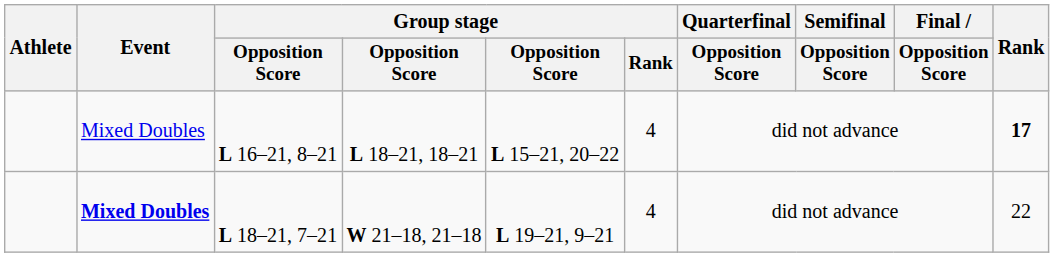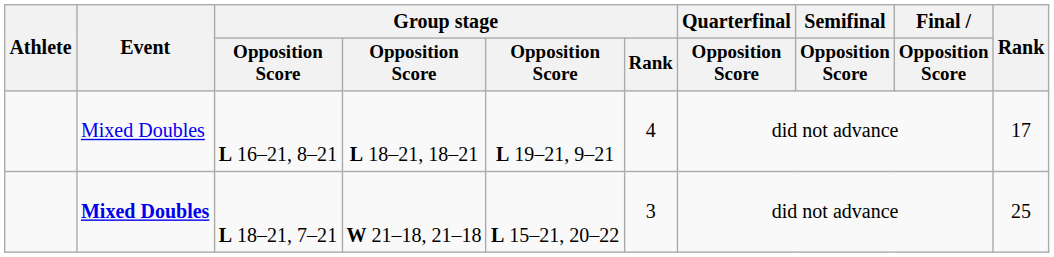(555, 155) L 15–21, 20–22 -> (555, 155) L 19–21, 9–21
(1021, 131) bold -> (1021, 131) normal
(555, 235) L 19–21, 9–21 -> (555, 235) L 15–21, 20–22
(651, 211) 4 -> (651, 211) 3
(1021, 211) 22 -> (1021, 211) 25
